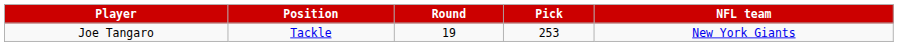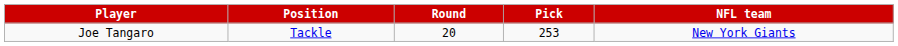(449, 32) 19 -> (449, 32) 20
